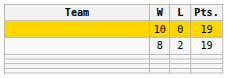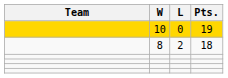(207, 46) 19 -> (207, 46) 18
